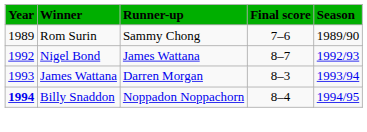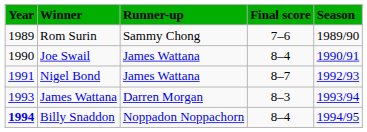+ row: (65, 55)
(21, 55) 1992 -> (21, 76) 1991
